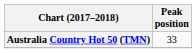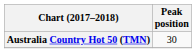(172, 39) 33 -> (172, 39) 30
